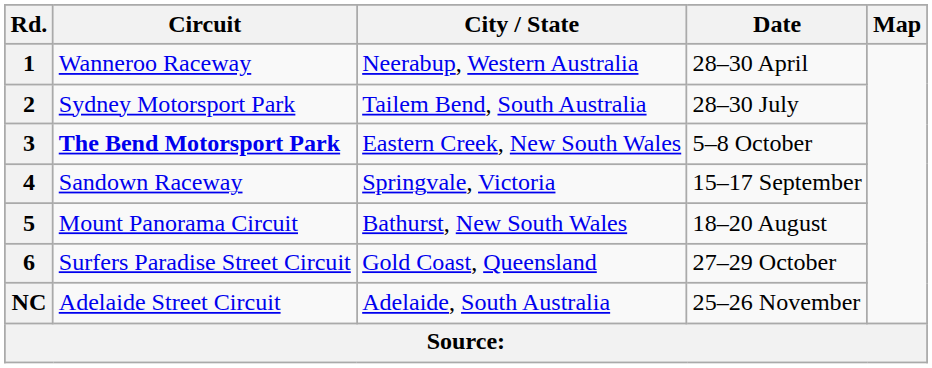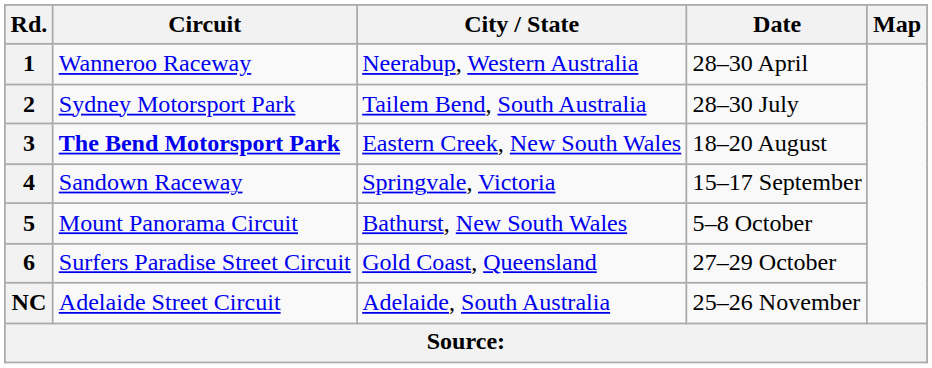(752, 143) 5–8 October -> (760, 143) 18–20 August
(760, 222) 18–20 August -> (752, 222) 5–8 October
